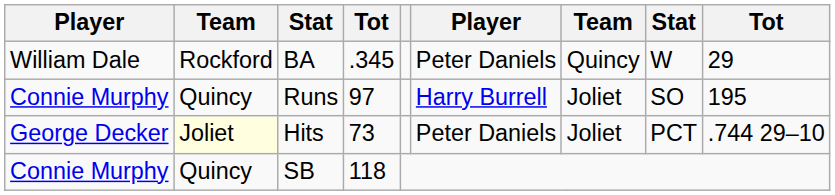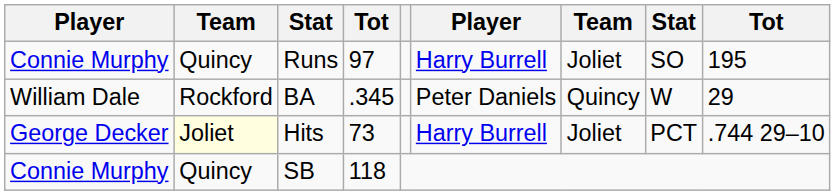rows swapped: (299, 60) <-> (311, 97)
(486, 134) Peter Daniels -> (481, 134) Harry Burrell
